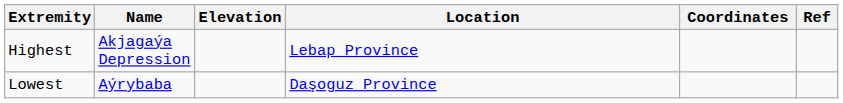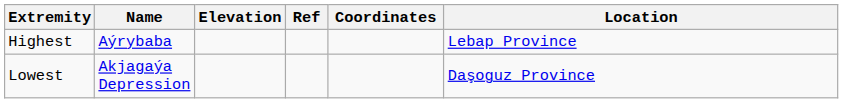columns swapped: (483, 17) <-> (817, 17)
(144, 51) Akjagaýa Depression -> (135, 42) Aýrybaba
(135, 85) Aýrybaba -> (144, 76) Akjagaýa Depression
